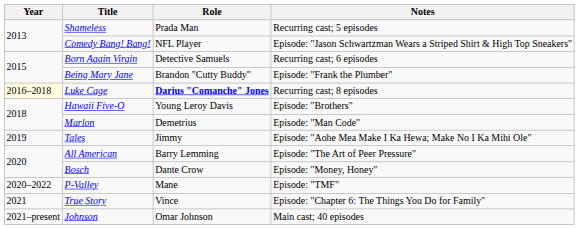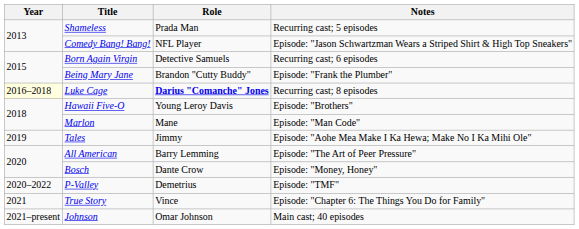(176, 122) Demetrius -> (166, 122) Mane
(166, 185) Mane -> (176, 185) Demetrius
